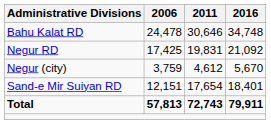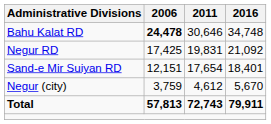(164, 31) normal -> (164, 31) bold
rows swapped: (64, 86) <-> (37, 68)
